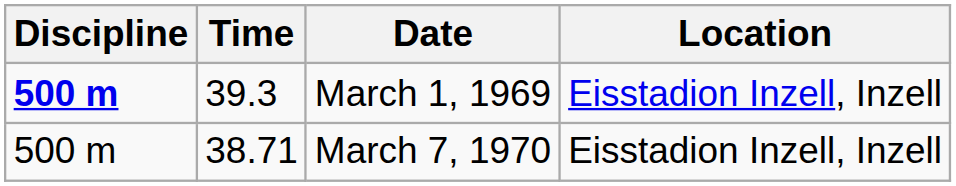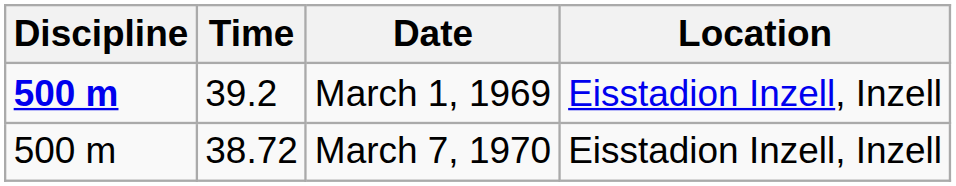(241, 92) 39.3 -> (241, 92) 39.2
(252, 151) 38.71 -> (252, 151) 38.72
